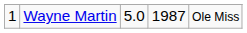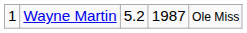(134, 16) 5.0 -> (134, 16) 5.2
